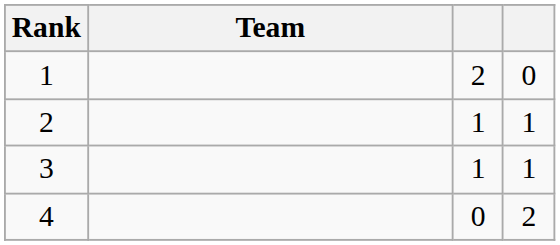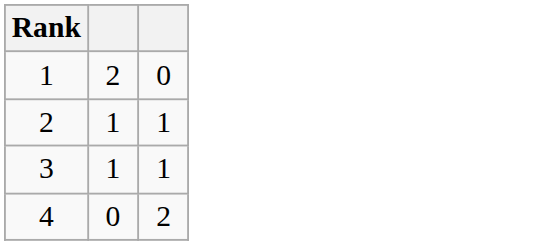- column: (270, 27)
